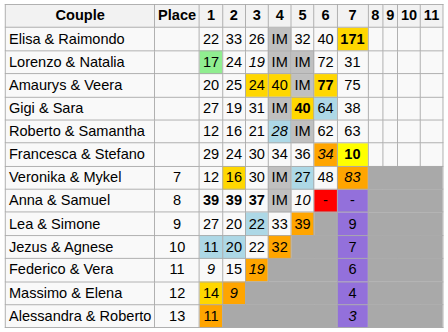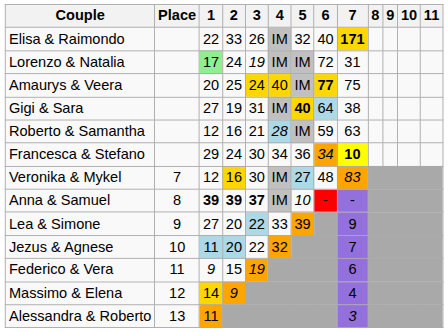(326, 131) 62 -> (326, 131) 59
